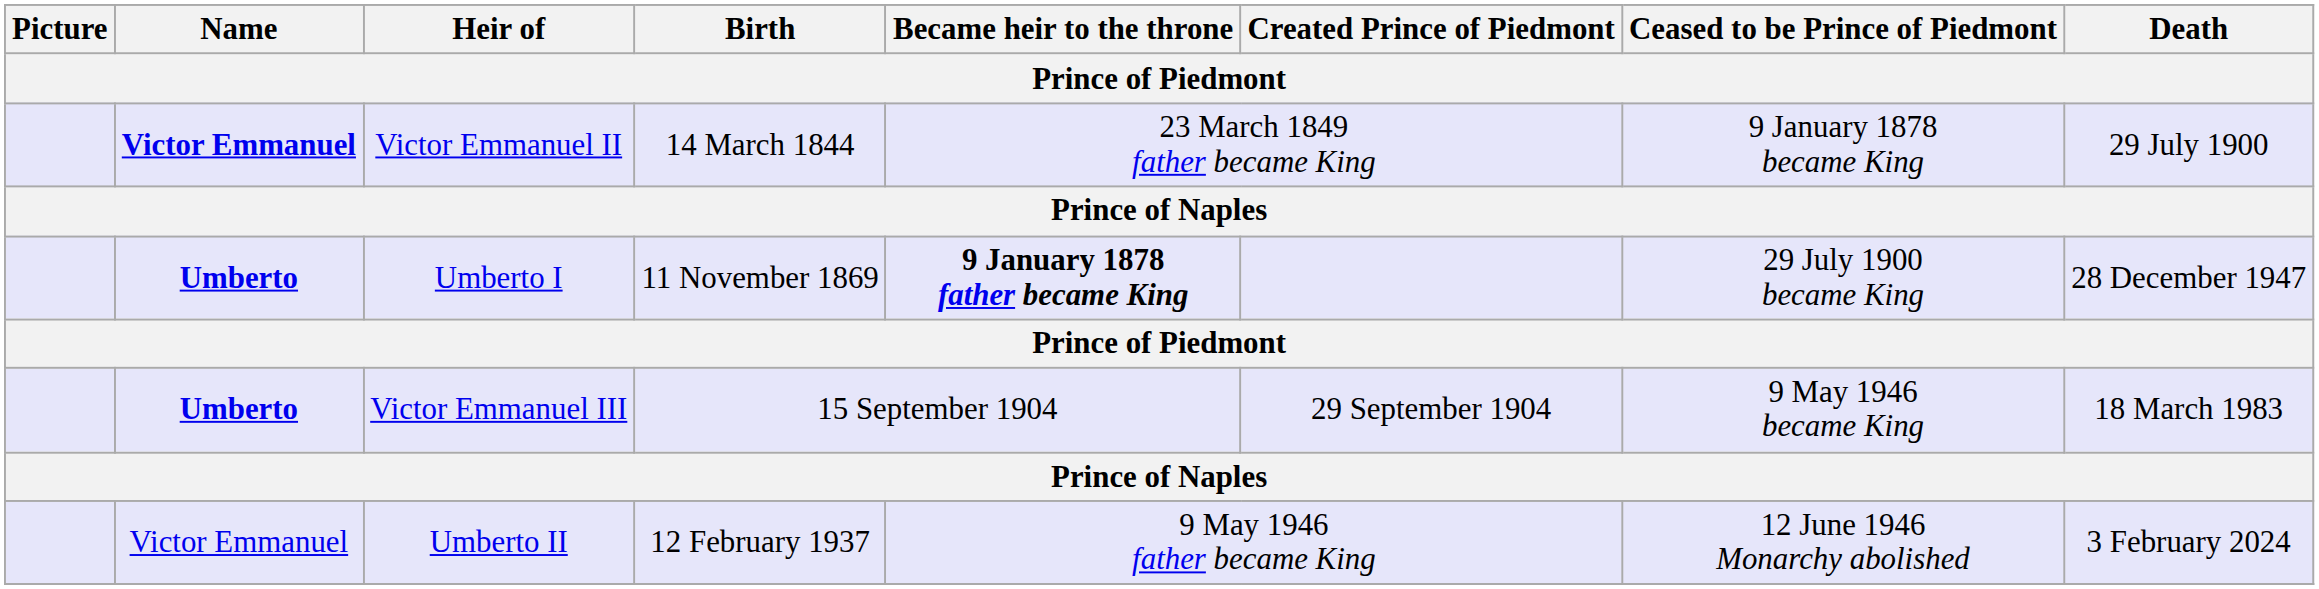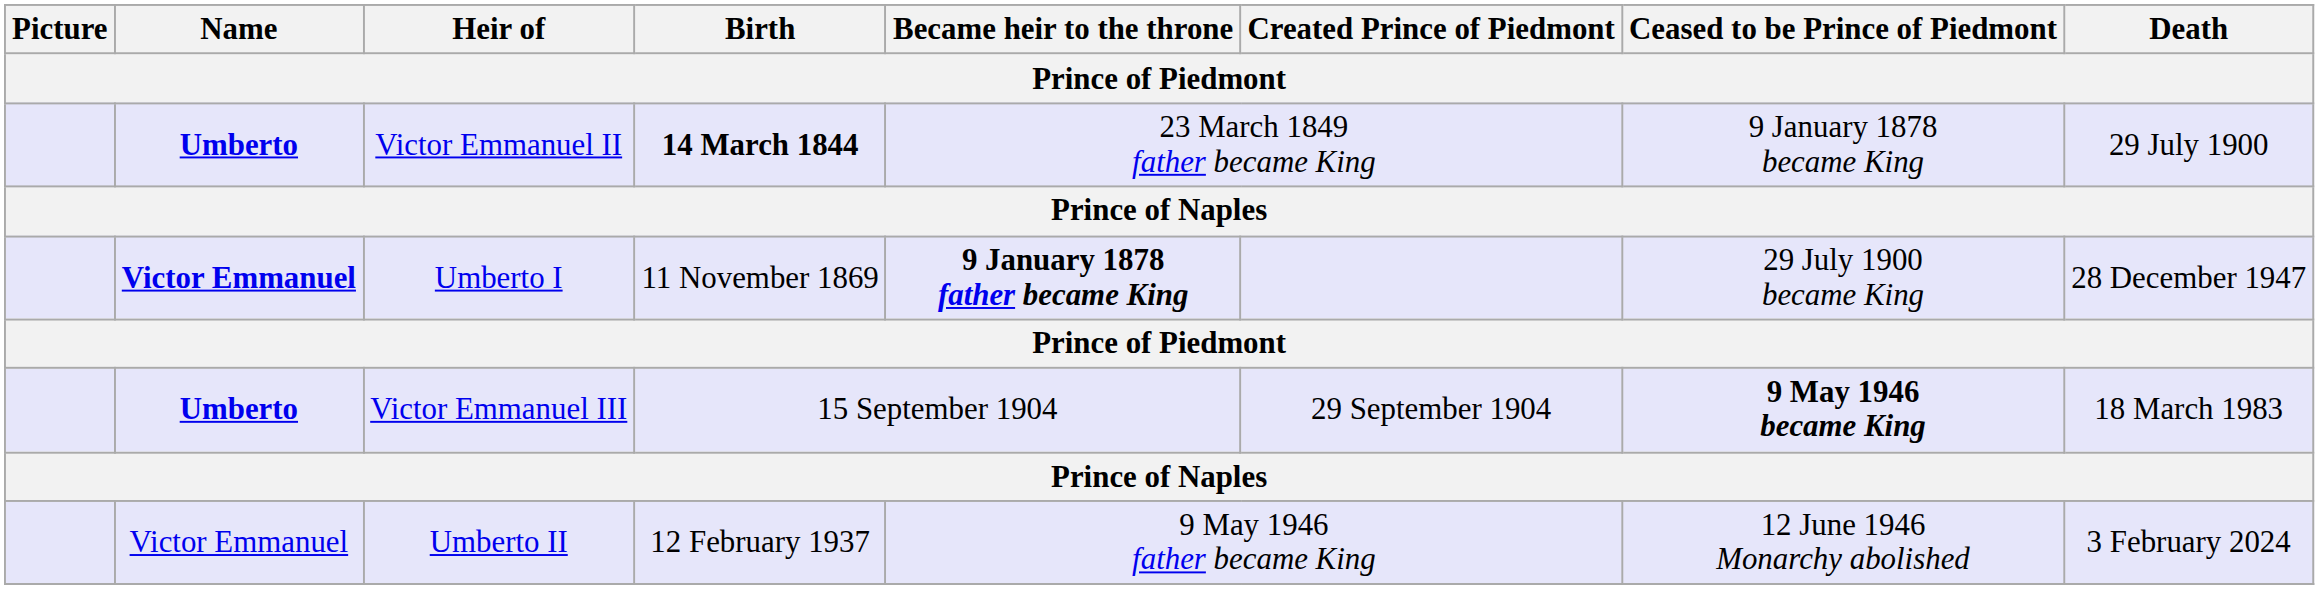(239, 144) Victor Emmanuel -> (239, 144) Umberto
(760, 144) normal -> (760, 144) bold
(239, 276) Umberto -> (239, 276) Victor Emmanuel
(1843, 409) normal -> (1843, 409) bold
